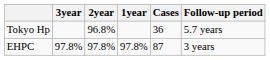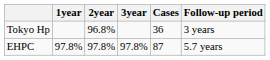columns swapped: (134, 13) <-> (69, 13)
(203, 30) 5.7 years -> (199, 30) 3 years
(199, 47) 3 years -> (203, 47) 5.7 years
